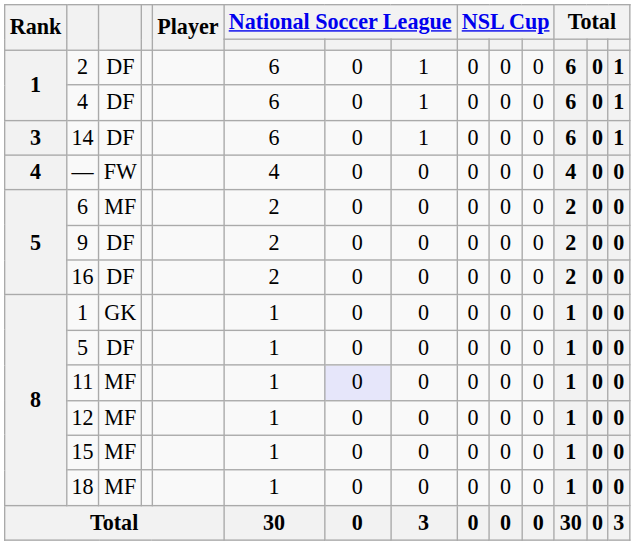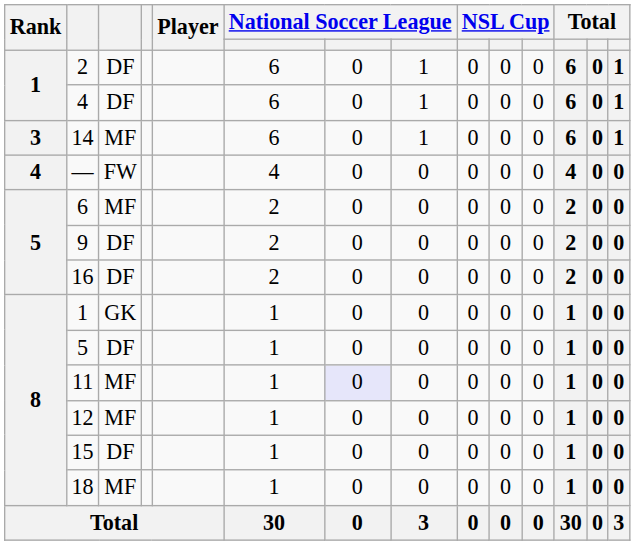(120, 137) DF -> (120, 137) MF
(120, 452) MF -> (120, 452) DF
